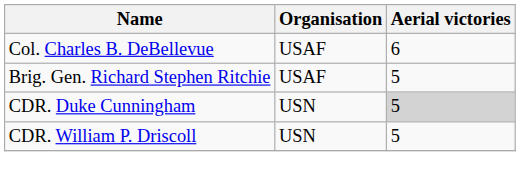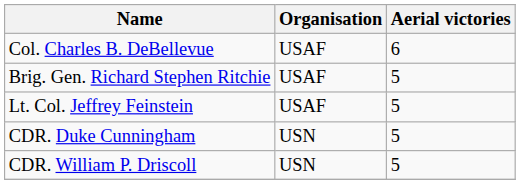+ row: (101, 106)
(395, 106) lightgrey background -> (395, 135) no background
